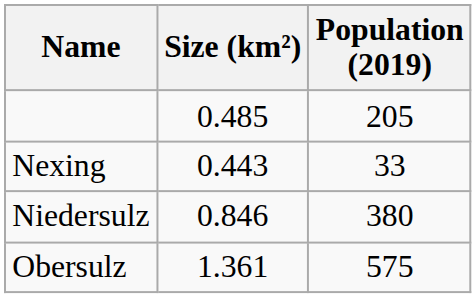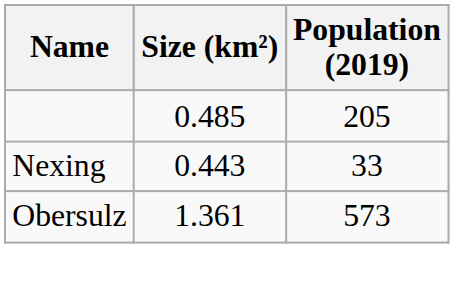- row: (81, 215)
(390, 266) 575 -> (367, 215) 573
